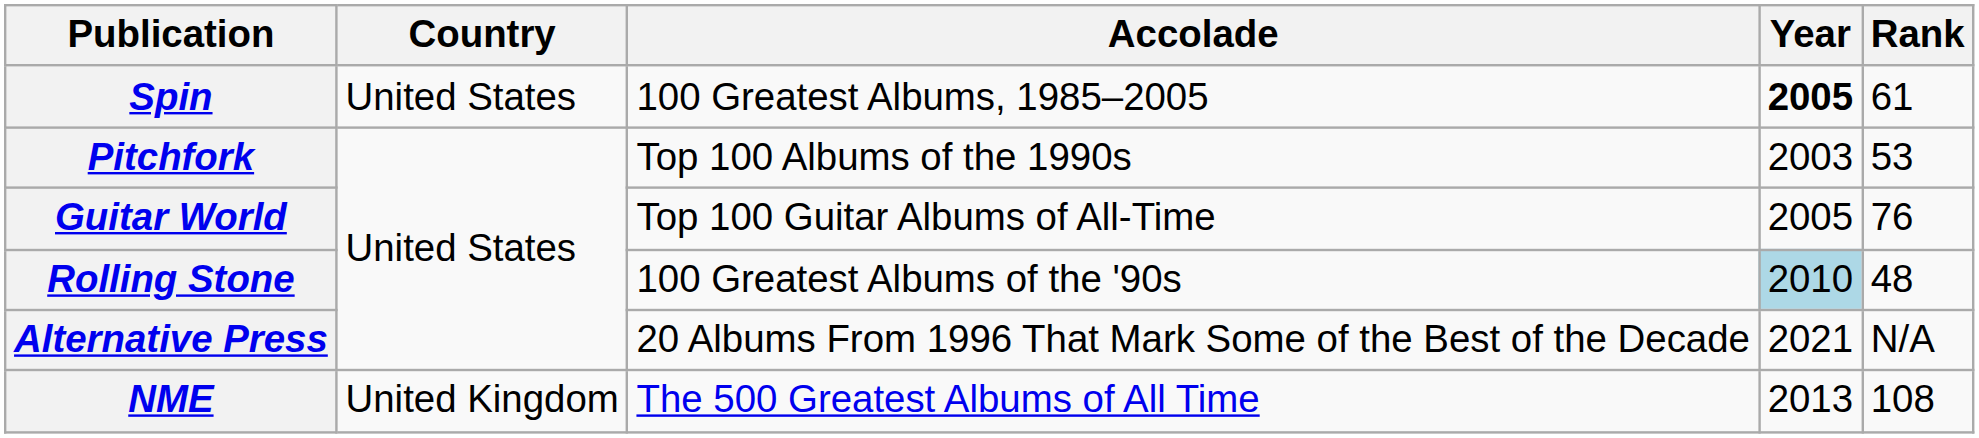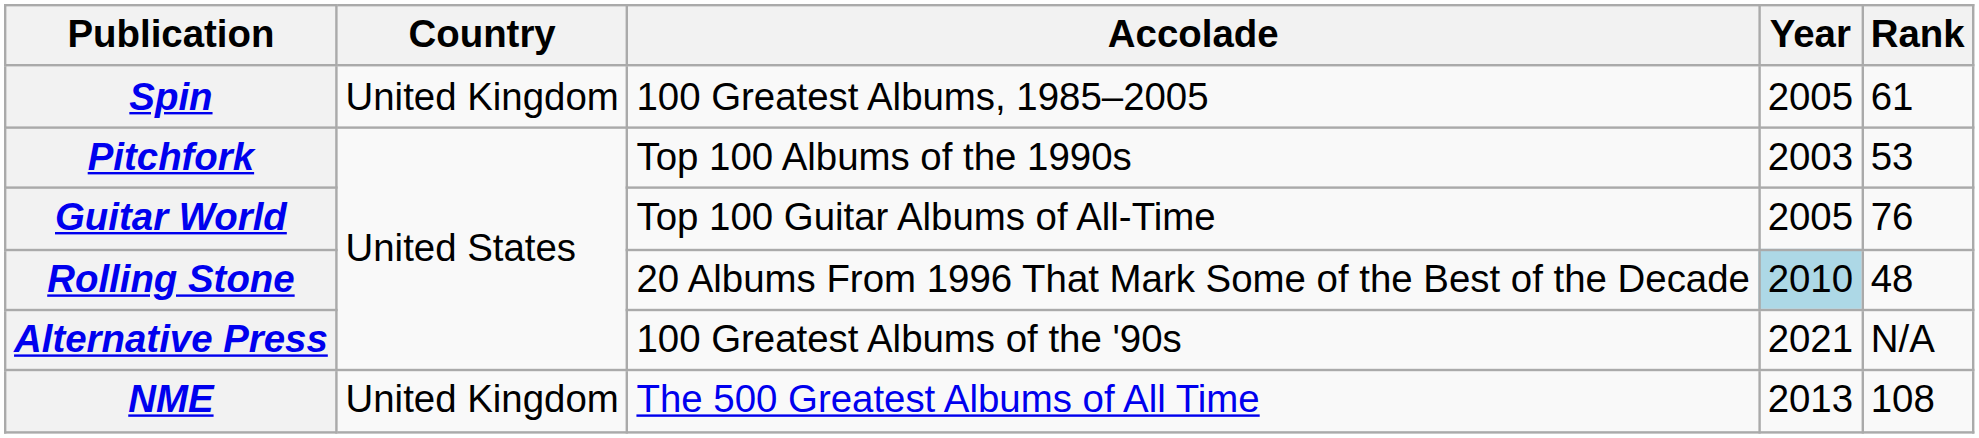(461, 95) United States -> (482, 95) United Kingdom
(1810, 95) bold -> (1810, 95) normal
(909, 278) 100 Greatest Albums of the '90s -> (1193, 278) 20 Albums From 1996 That Mark Some of the Best of the Decade
(1193, 339) 20 Albums From 1996 That Mark Some of the Best of the Decade -> (909, 339) 100 Greatest Albums of the '90s
